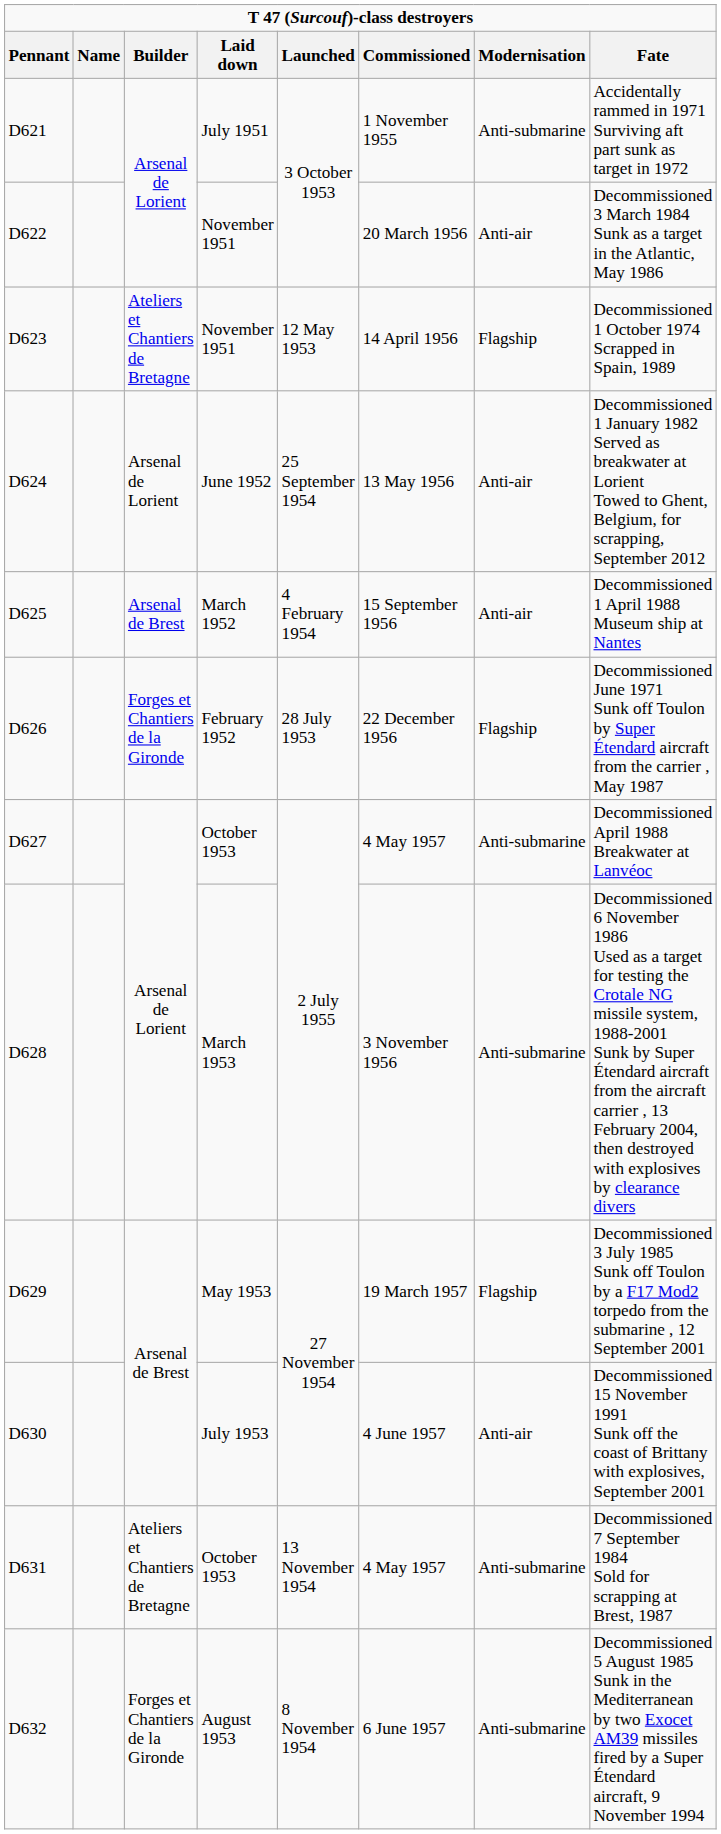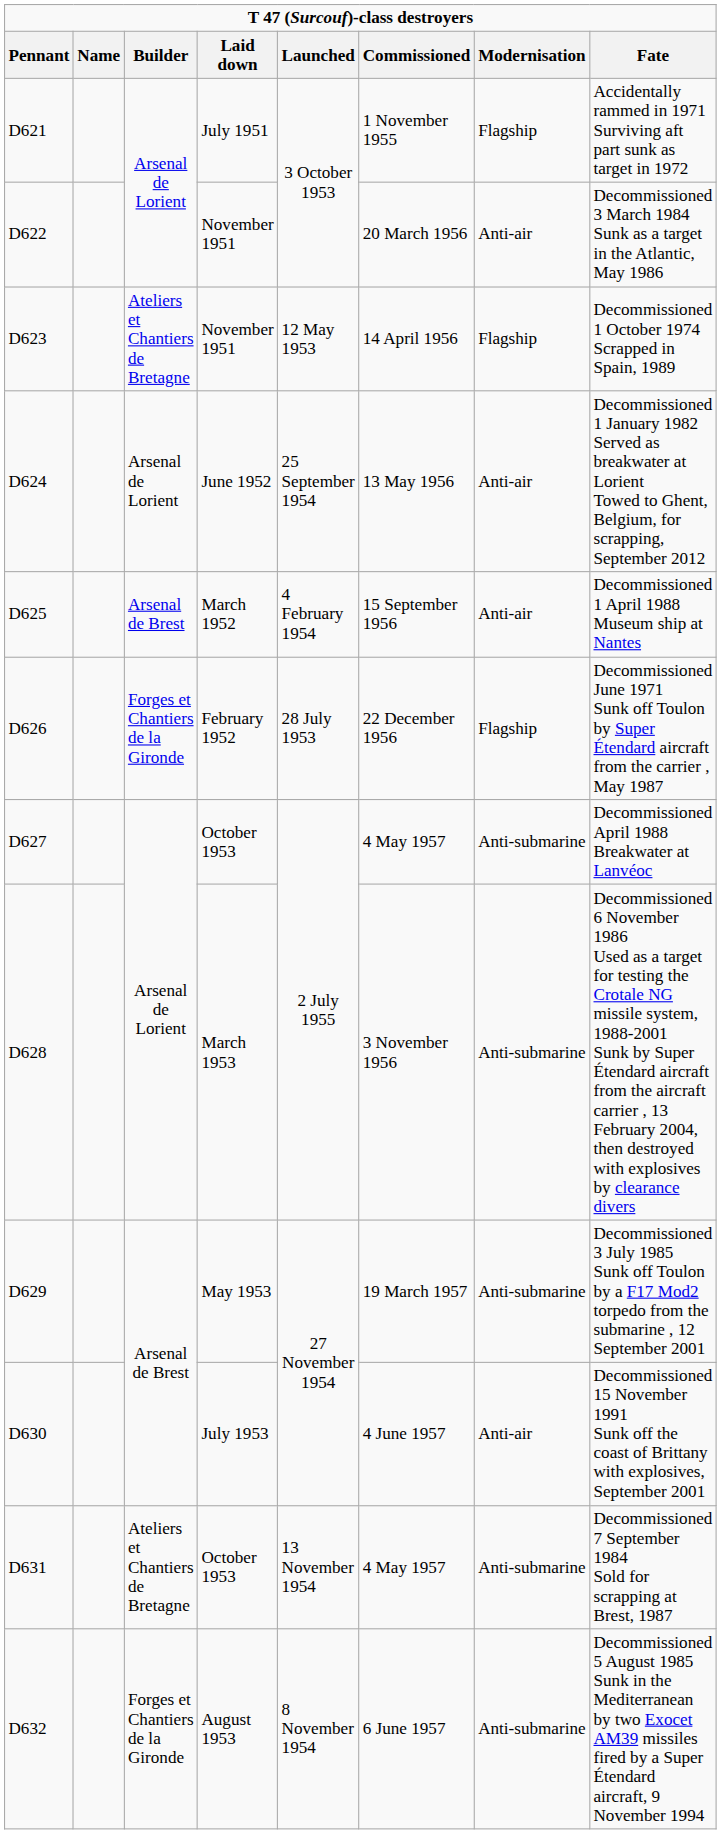(532, 130) Anti-submarine -> (508, 130) Flagship
(508, 1291) Flagship -> (532, 1291) Anti-submarine
